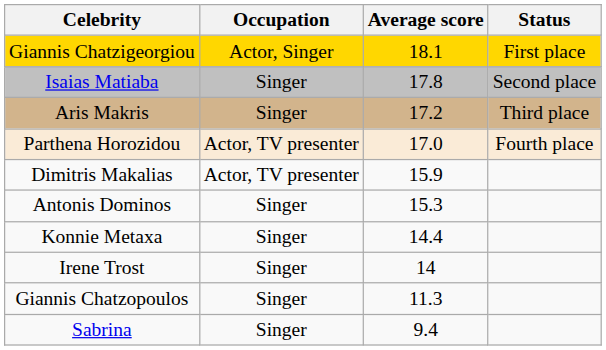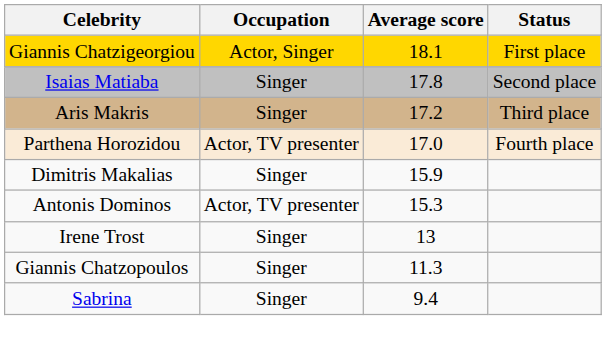(281, 174) Actor, TV presenter -> (281, 174) Singer
(281, 205) Singer -> (281, 205) Actor, TV presenter
- row: (102, 236)
(426, 267) 14 -> (426, 236) 13
